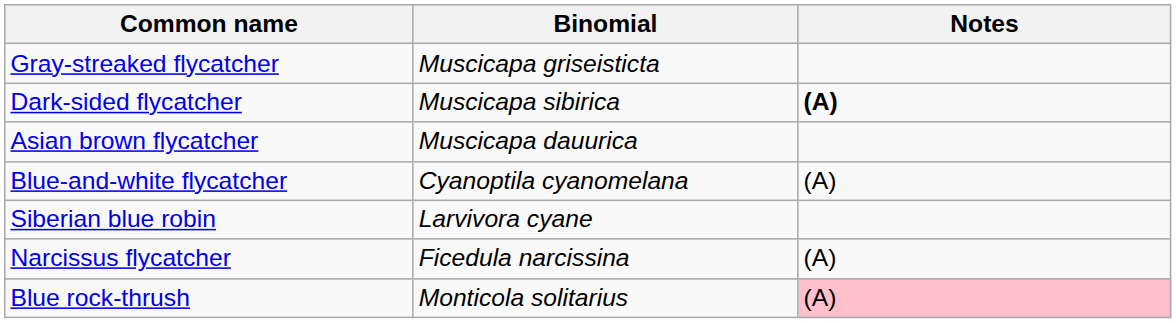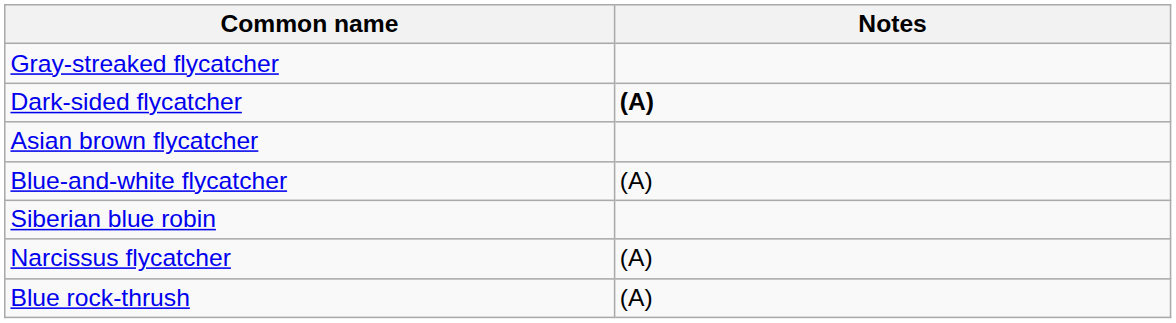- column: (605, 24)
(820, 297) pink background -> (636, 297) no background
